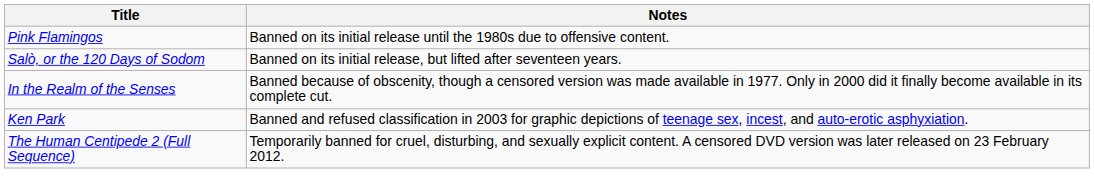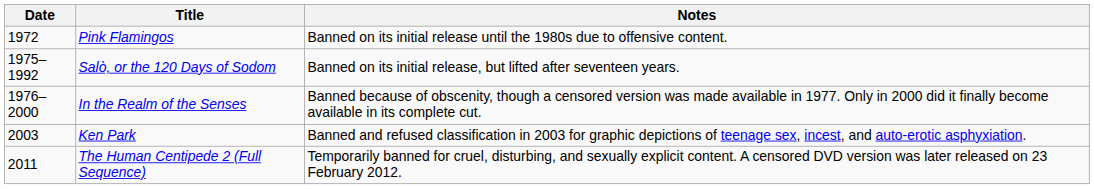+ column: (40, 15)
